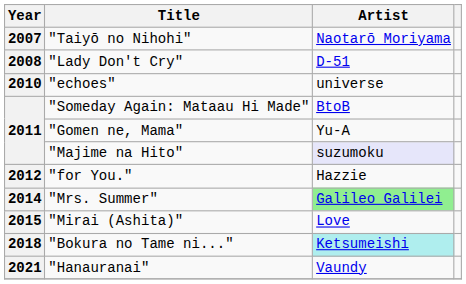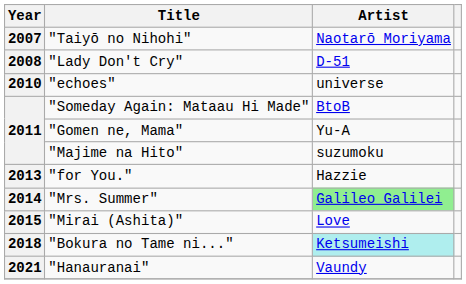(350, 153) lavender background -> (350, 153) no background
(25, 176) 2012 -> (25, 176) 2013
